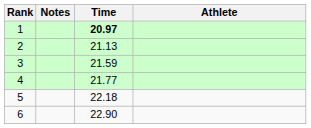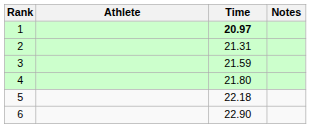columns swapped: (219, 13) <-> (55, 13)
(104, 47) 21.13 -> (238, 47) 21.31
(104, 81) 21.77 -> (238, 81) 21.80
